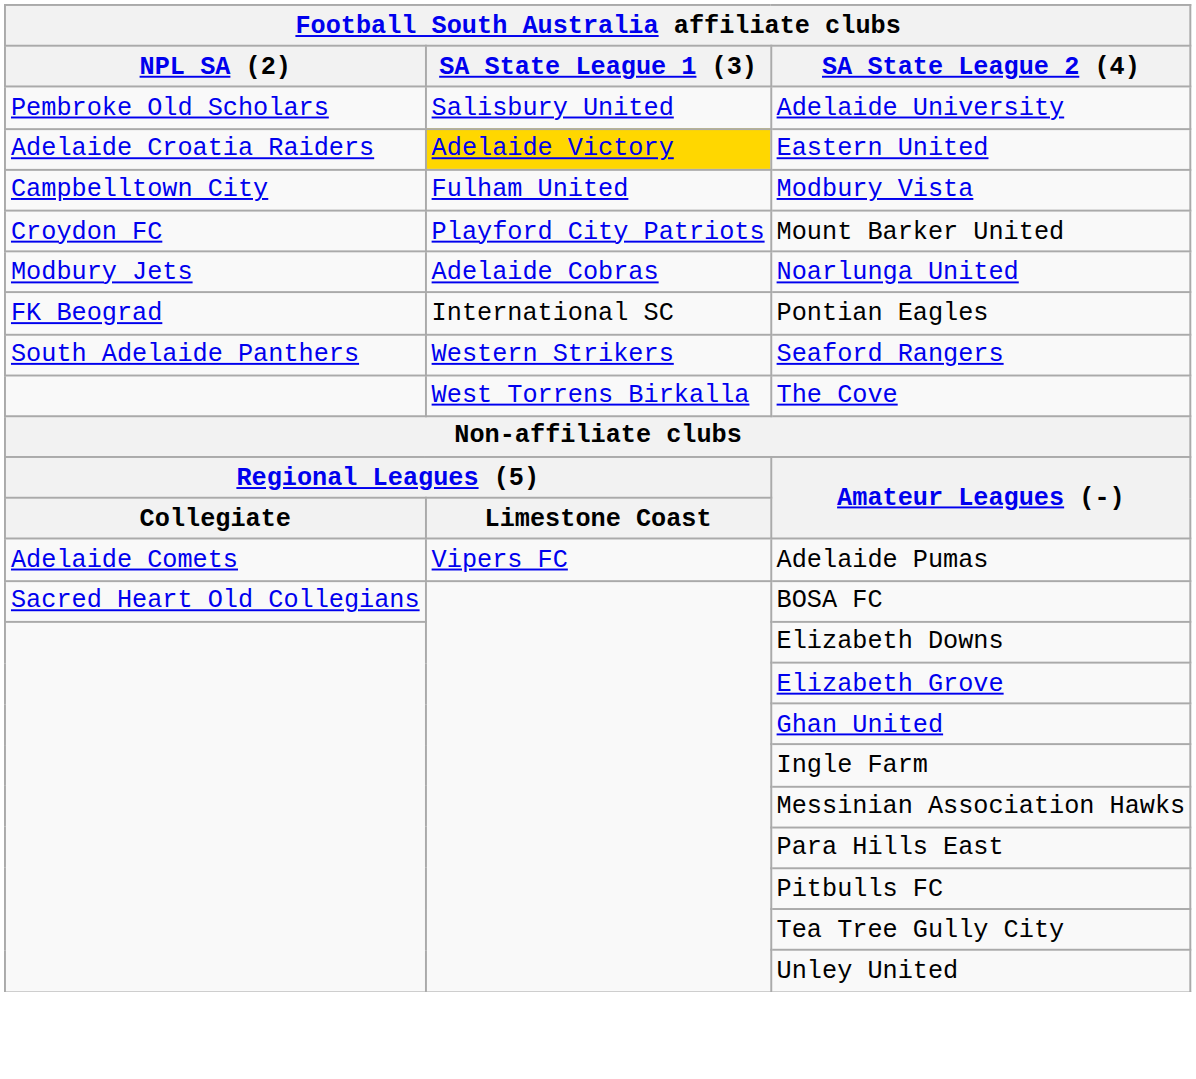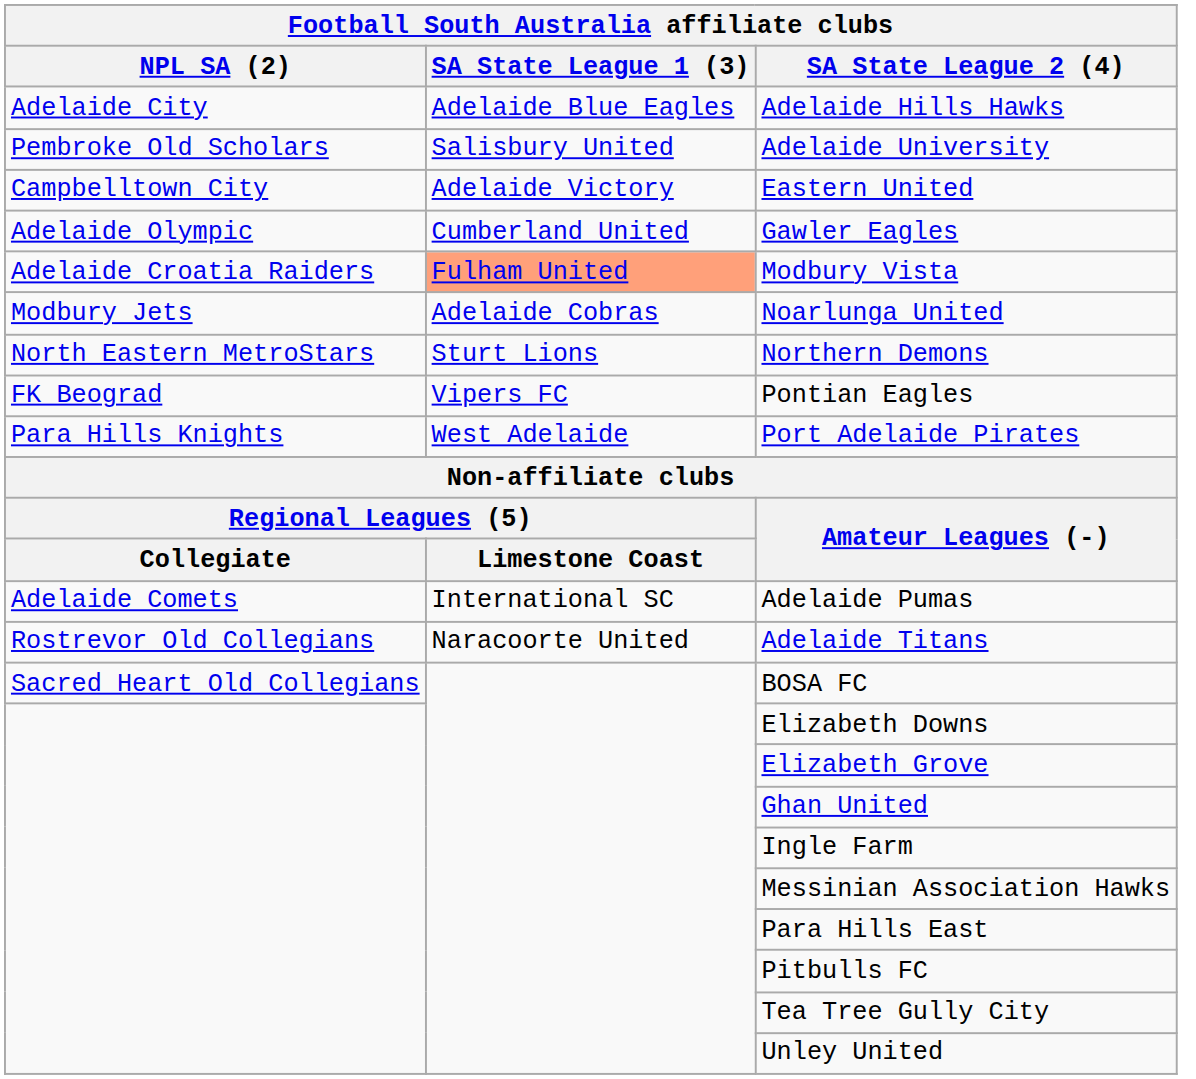+ row: (913, 108)
(193, 149) Adelaide Croatia Raiders -> (140, 190) Campbelltown City
(553, 149) gold background -> (553, 190) no background
+ row: (860, 231)
(140, 190) Campbelltown City -> (193, 272) Adelaide Croatia Raiders
(530, 190) no background -> (530, 272) lightsalmon background
- row: (920, 231)
+ row: (875, 354)
(553, 313) International SC -> (500, 395) Vipers FC
+ row: (920, 437)
- row: (890, 354)
- row: (837, 395)
(500, 560) Vipers FC -> (553, 601) International SC
+ row: (875, 642)
